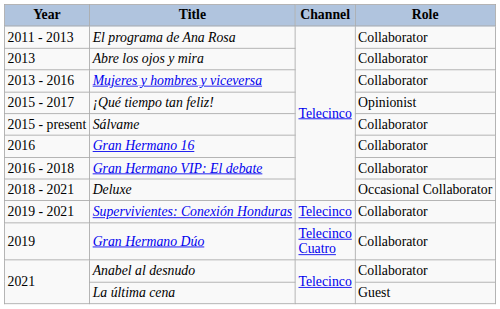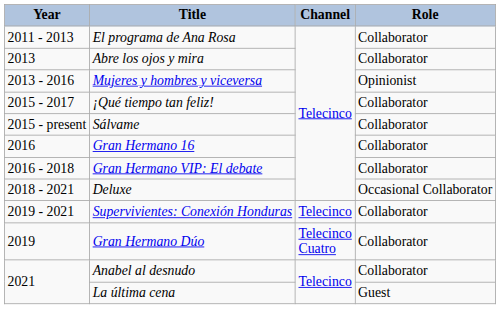(393, 80) Collaborator -> (387, 80) Opinionist
(387, 102) Opinionist -> (393, 102) Collaborator
